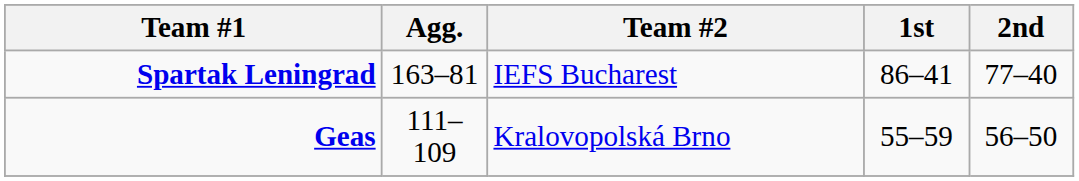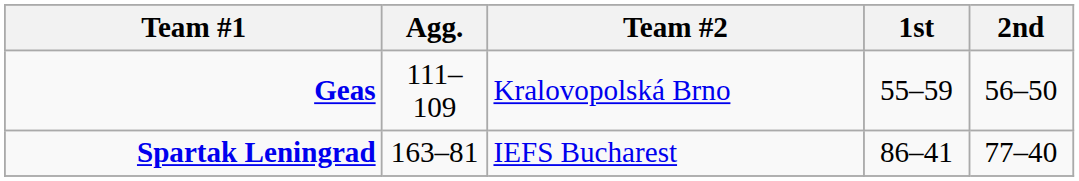rows swapped: (256, 73) <-> (345, 136)
